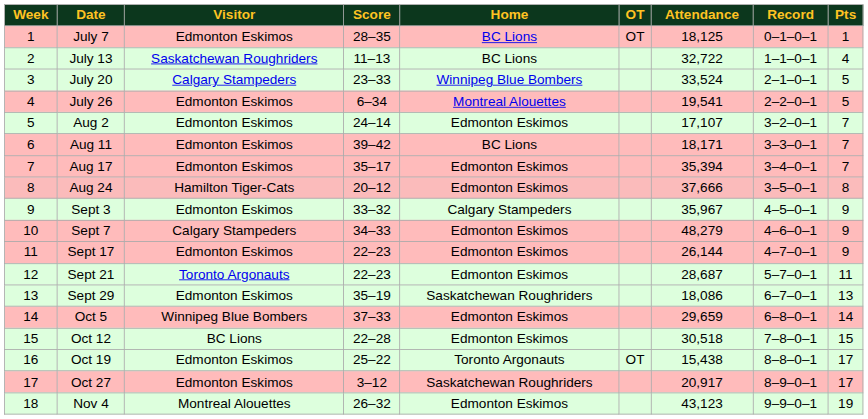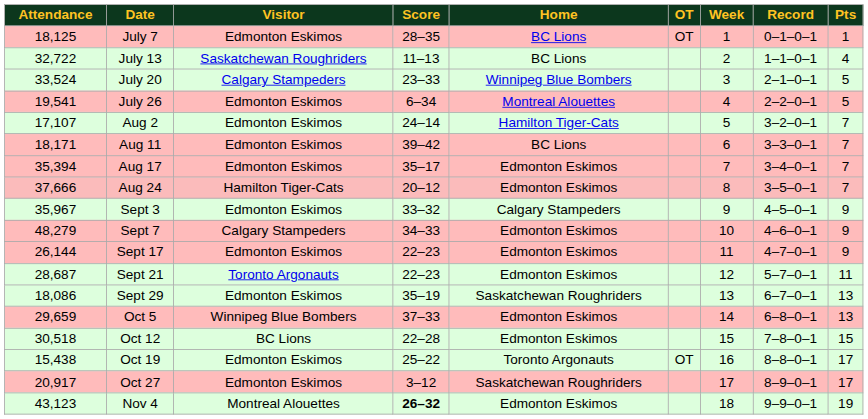columns swapped: (31, 15) <-> (702, 15)
(509, 123) Edmonton Eskimos -> (559, 123) Hamilton Tiger-Cats
(846, 187) 8 -> (846, 187) 7
(846, 317) 14 -> (846, 317) 13
(372, 403) normal -> (421, 403) bold
